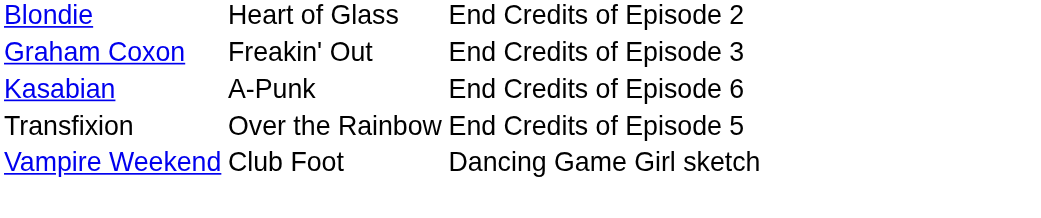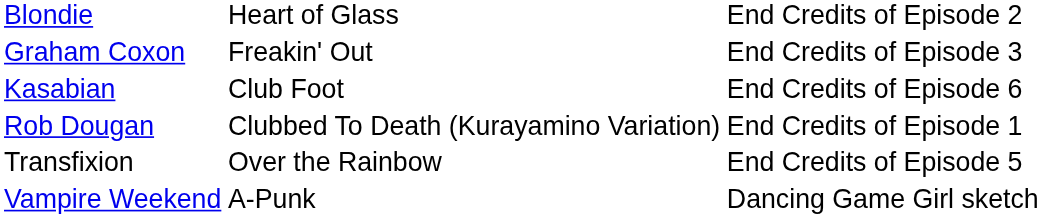(272, 89) A-Punk -> (286, 89) Club Foot
+ row: (79, 125)
(286, 162) Club Foot -> (272, 199) A-Punk
